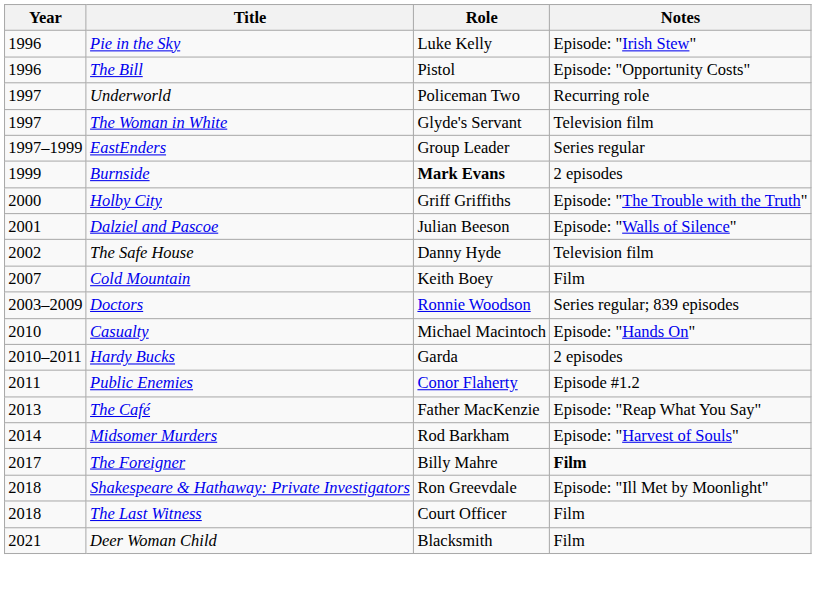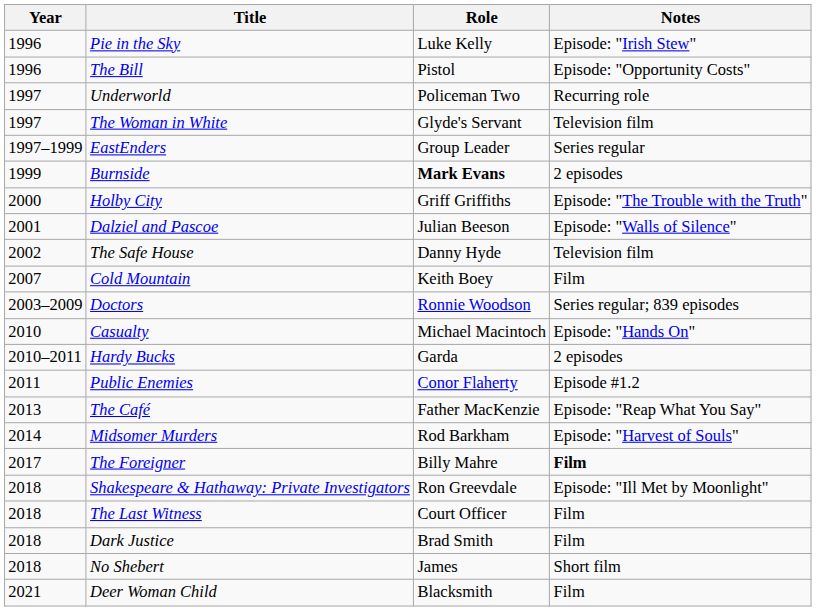+ row: (132, 540)
+ row: (127, 566)
